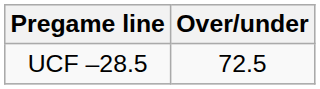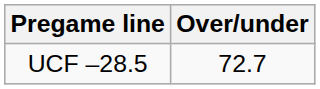(242, 63) 72.5 -> (242, 63) 72.7
